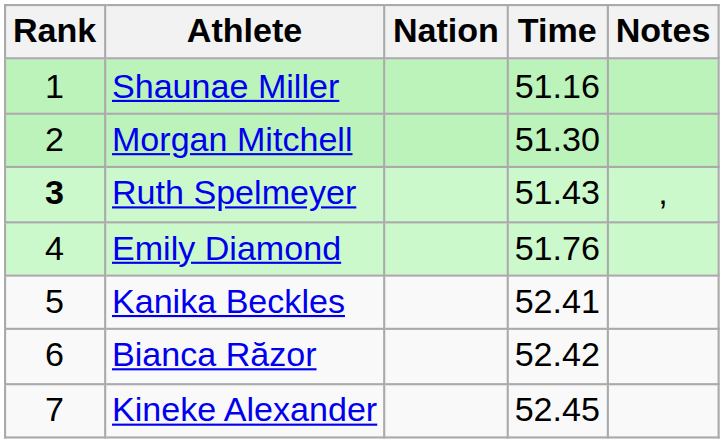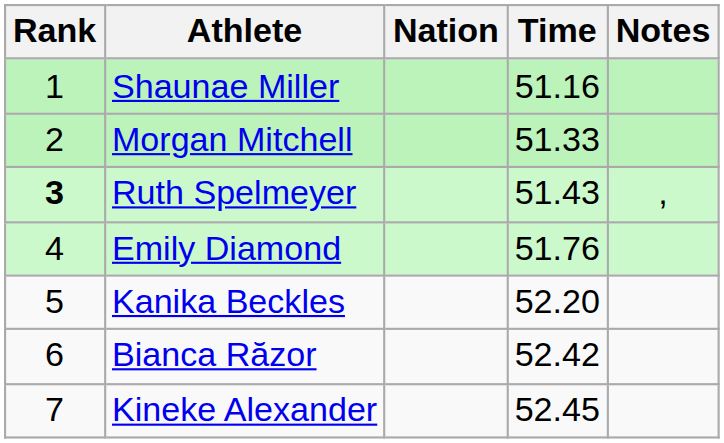(557, 139) 51.30 -> (557, 139) 51.33
(557, 301) 52.41 -> (557, 301) 52.20
